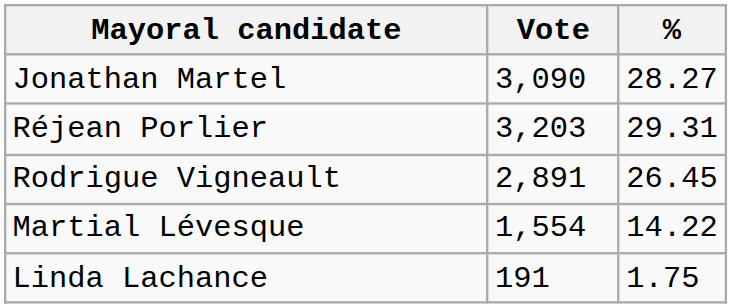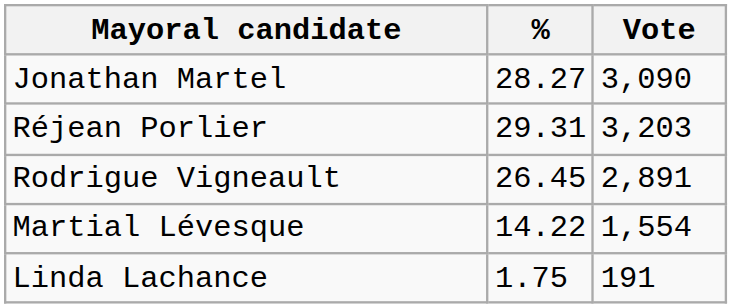columns swapped: (553, 30) <-> (672, 30)
